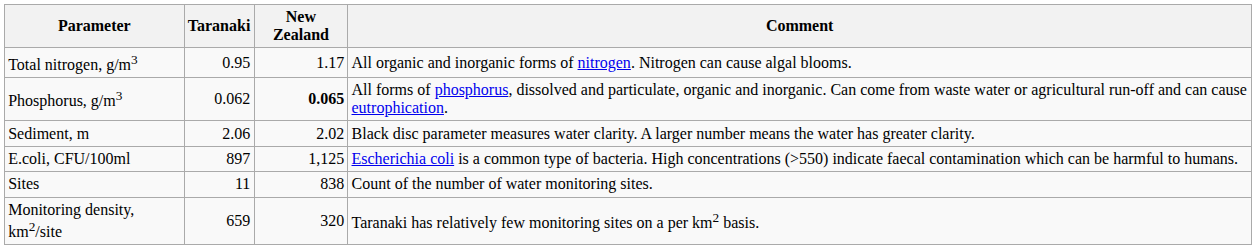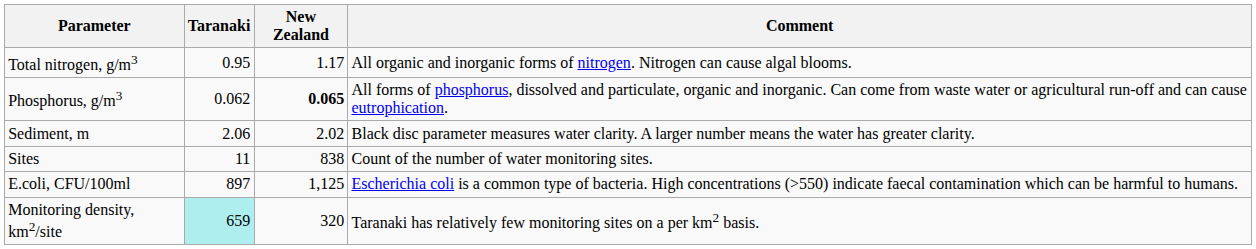rows swapped: (69, 159) <-> (24, 184)
(238, 220) no background -> (238, 220) paleturquoise background
